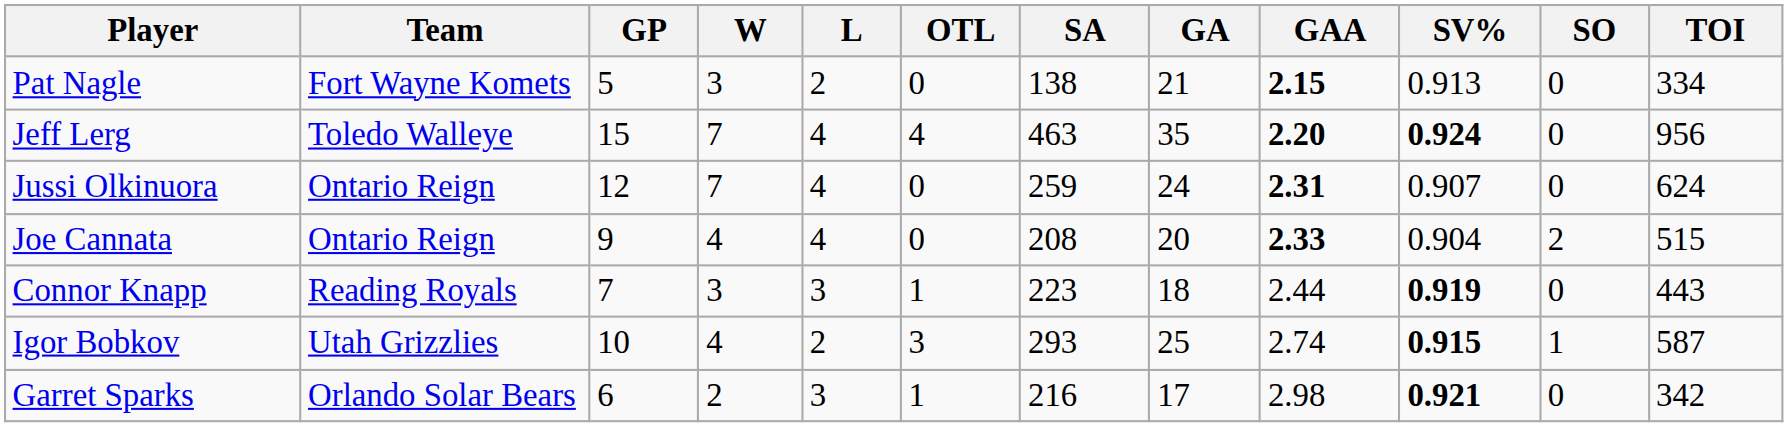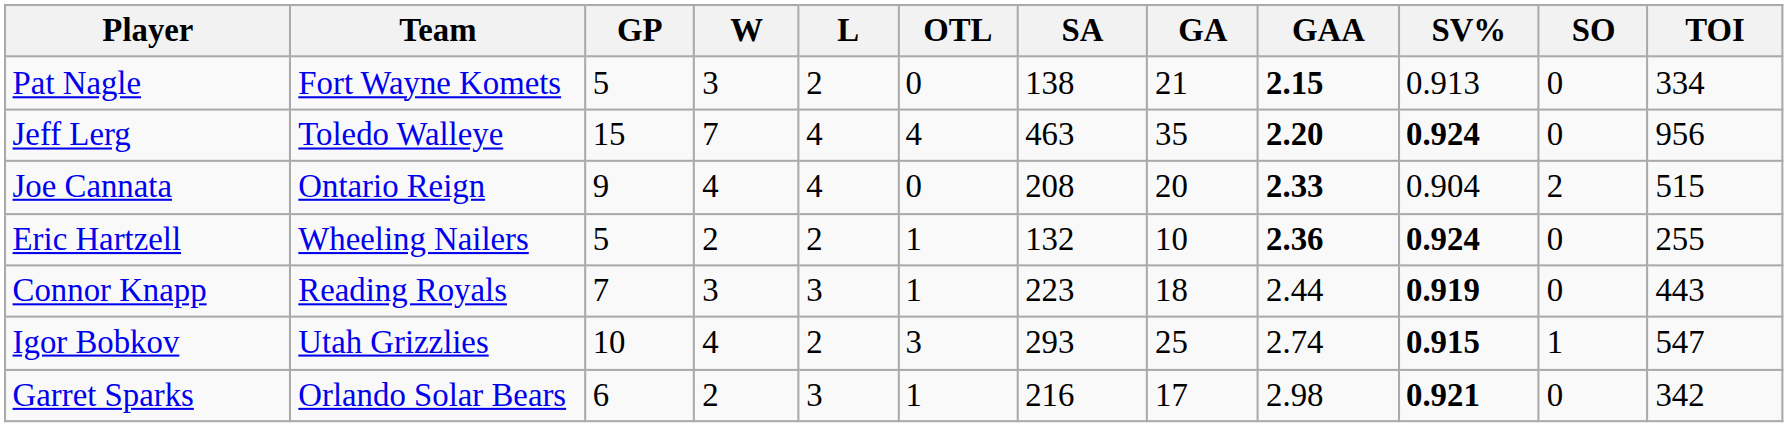- row: (115, 186)
+ row: (97, 238)
(1681, 342) 587 -> (1680, 342) 547
